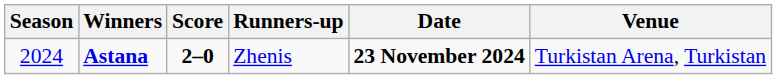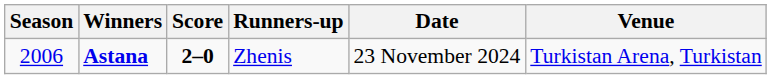(41, 55) 2024 -> (41, 55) 2006
(439, 55) bold -> (437, 55) normal
